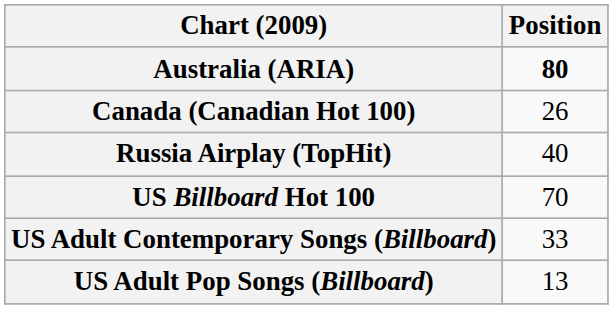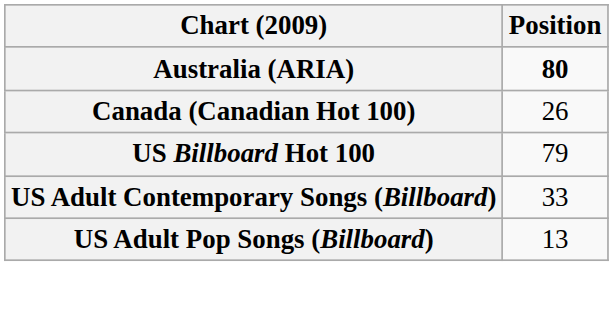- row: (254, 153)
(555, 196) 70 -> (555, 153) 79
